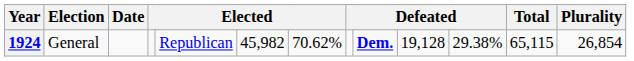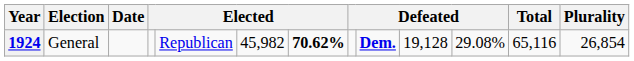(317, 42) normal -> (318, 42) bold
(477, 42) 29.38% -> (480, 42) 29.08%
(532, 42) 65,115 -> (534, 42) 65,116
